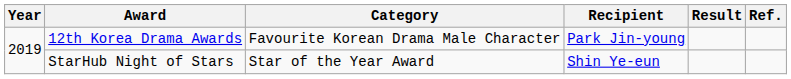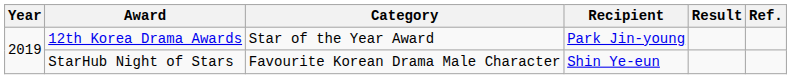(405, 39) Favourite Korean Drama Male Character -> (341, 39) Star of the Year Award
(341, 62) Star of the Year Award -> (405, 62) Favourite Korean Drama Male Character
